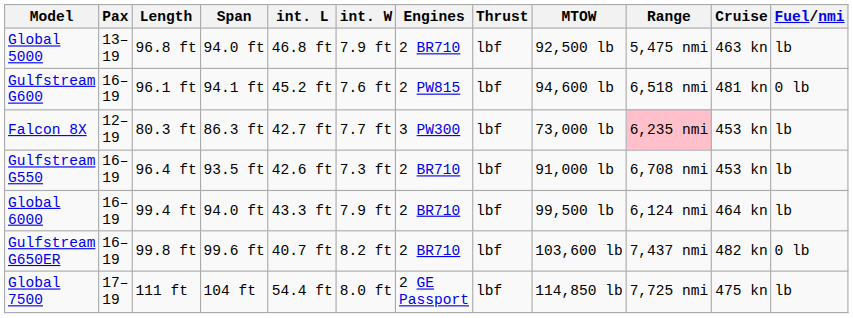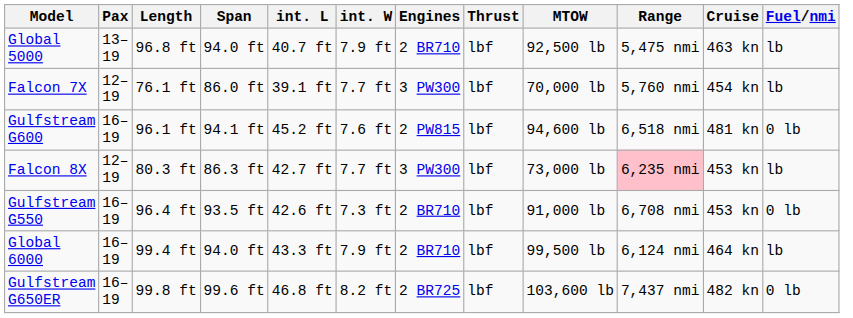(302, 49) 46.8 ft -> (302, 49) 40.7 ft
+ row: (47, 89)
(783, 170) lb -> (783, 211) 0 lb
(302, 251) 40.7 ft -> (302, 292) 46.8 ft
(430, 251) 2 BR710 -> (430, 292) 2 BR725
- row: (34, 292)
